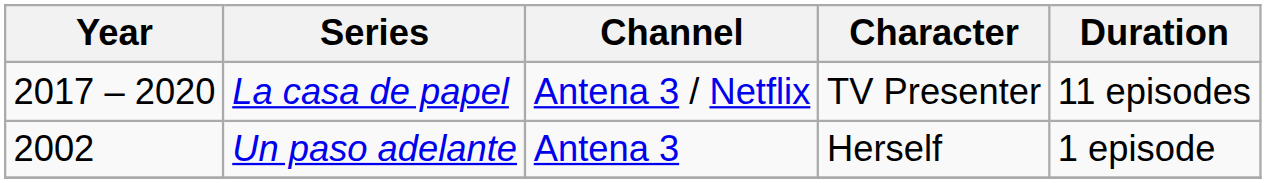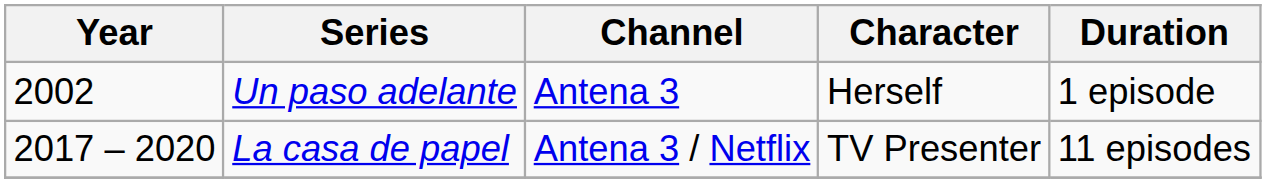rows swapped: (375, 148) <-> (371, 90)
